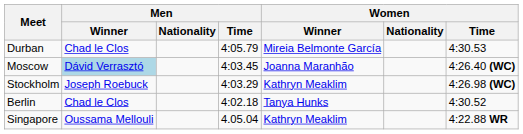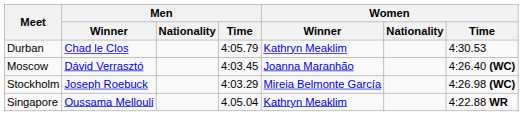(322, 48) Mireia Belmonte García -> (305, 48) Kathryn Meaklim
(104, 66) lightblue background -> (104, 66) no background
(305, 84) Kathryn Meaklim -> (322, 84) Mireia Belmonte García
- row: (21, 102)
